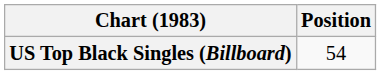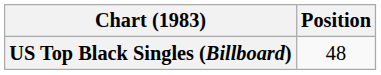(336, 52) 54 -> (336, 52) 48
